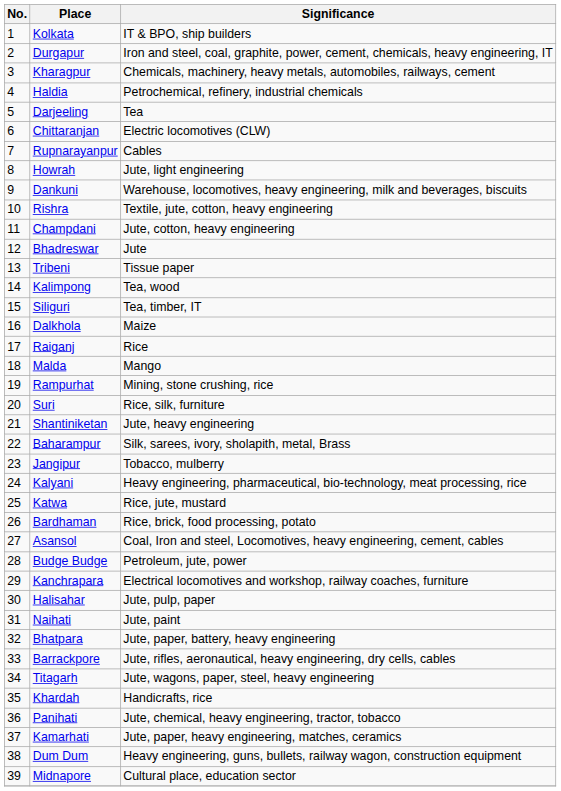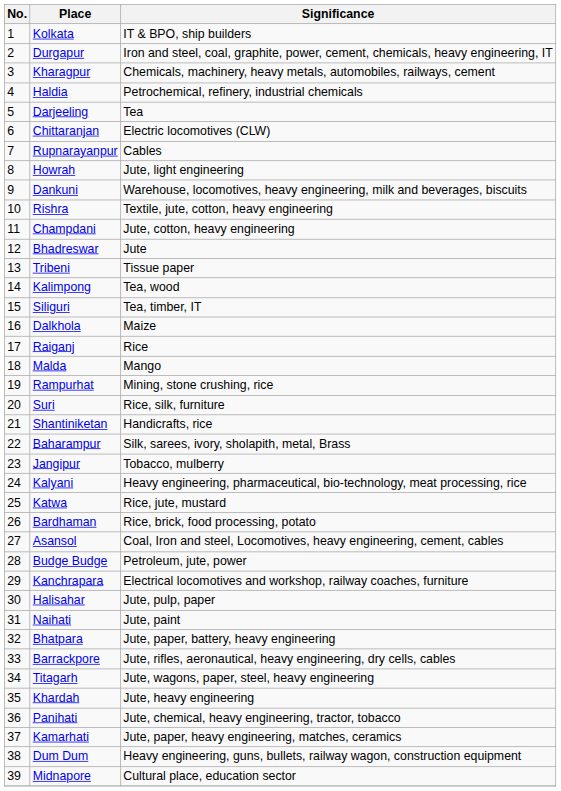(189, 424) Jute, heavy engineering -> (168, 424) Handicrafts, rice
(168, 698) Handicrafts, rice -> (189, 698) Jute, heavy engineering
